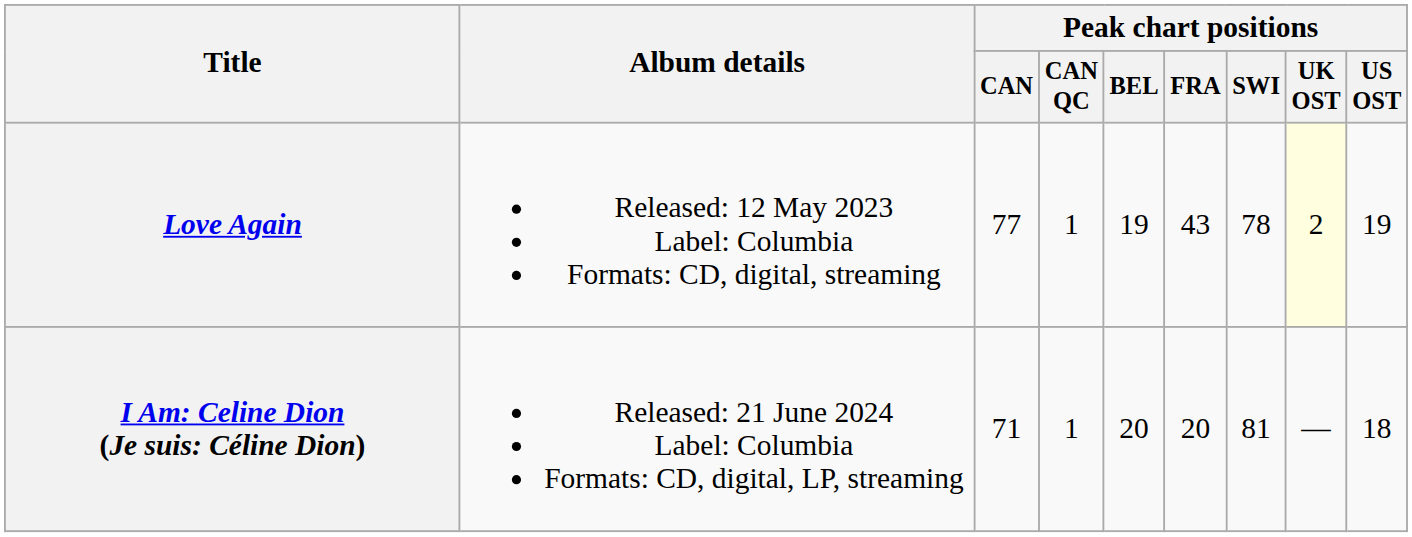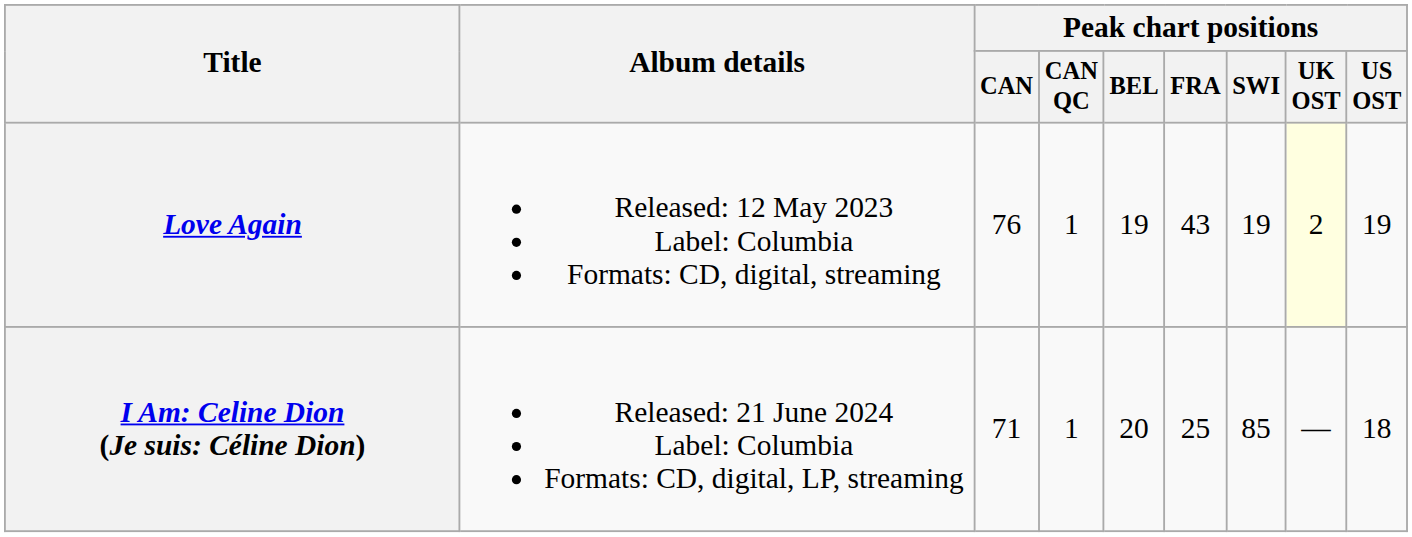(1007, 224) 77 -> (1007, 224) 76
(1256, 224) 78 -> (1256, 224) 19
(1195, 429) 20 -> (1195, 429) 25
(1256, 429) 81 -> (1256, 429) 85
